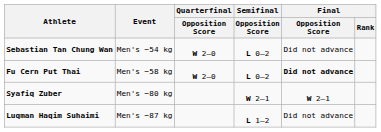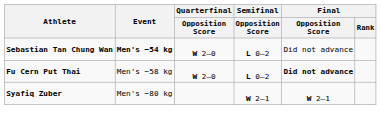(145, 49) normal -> (145, 49) bold
- row: (53, 115)
